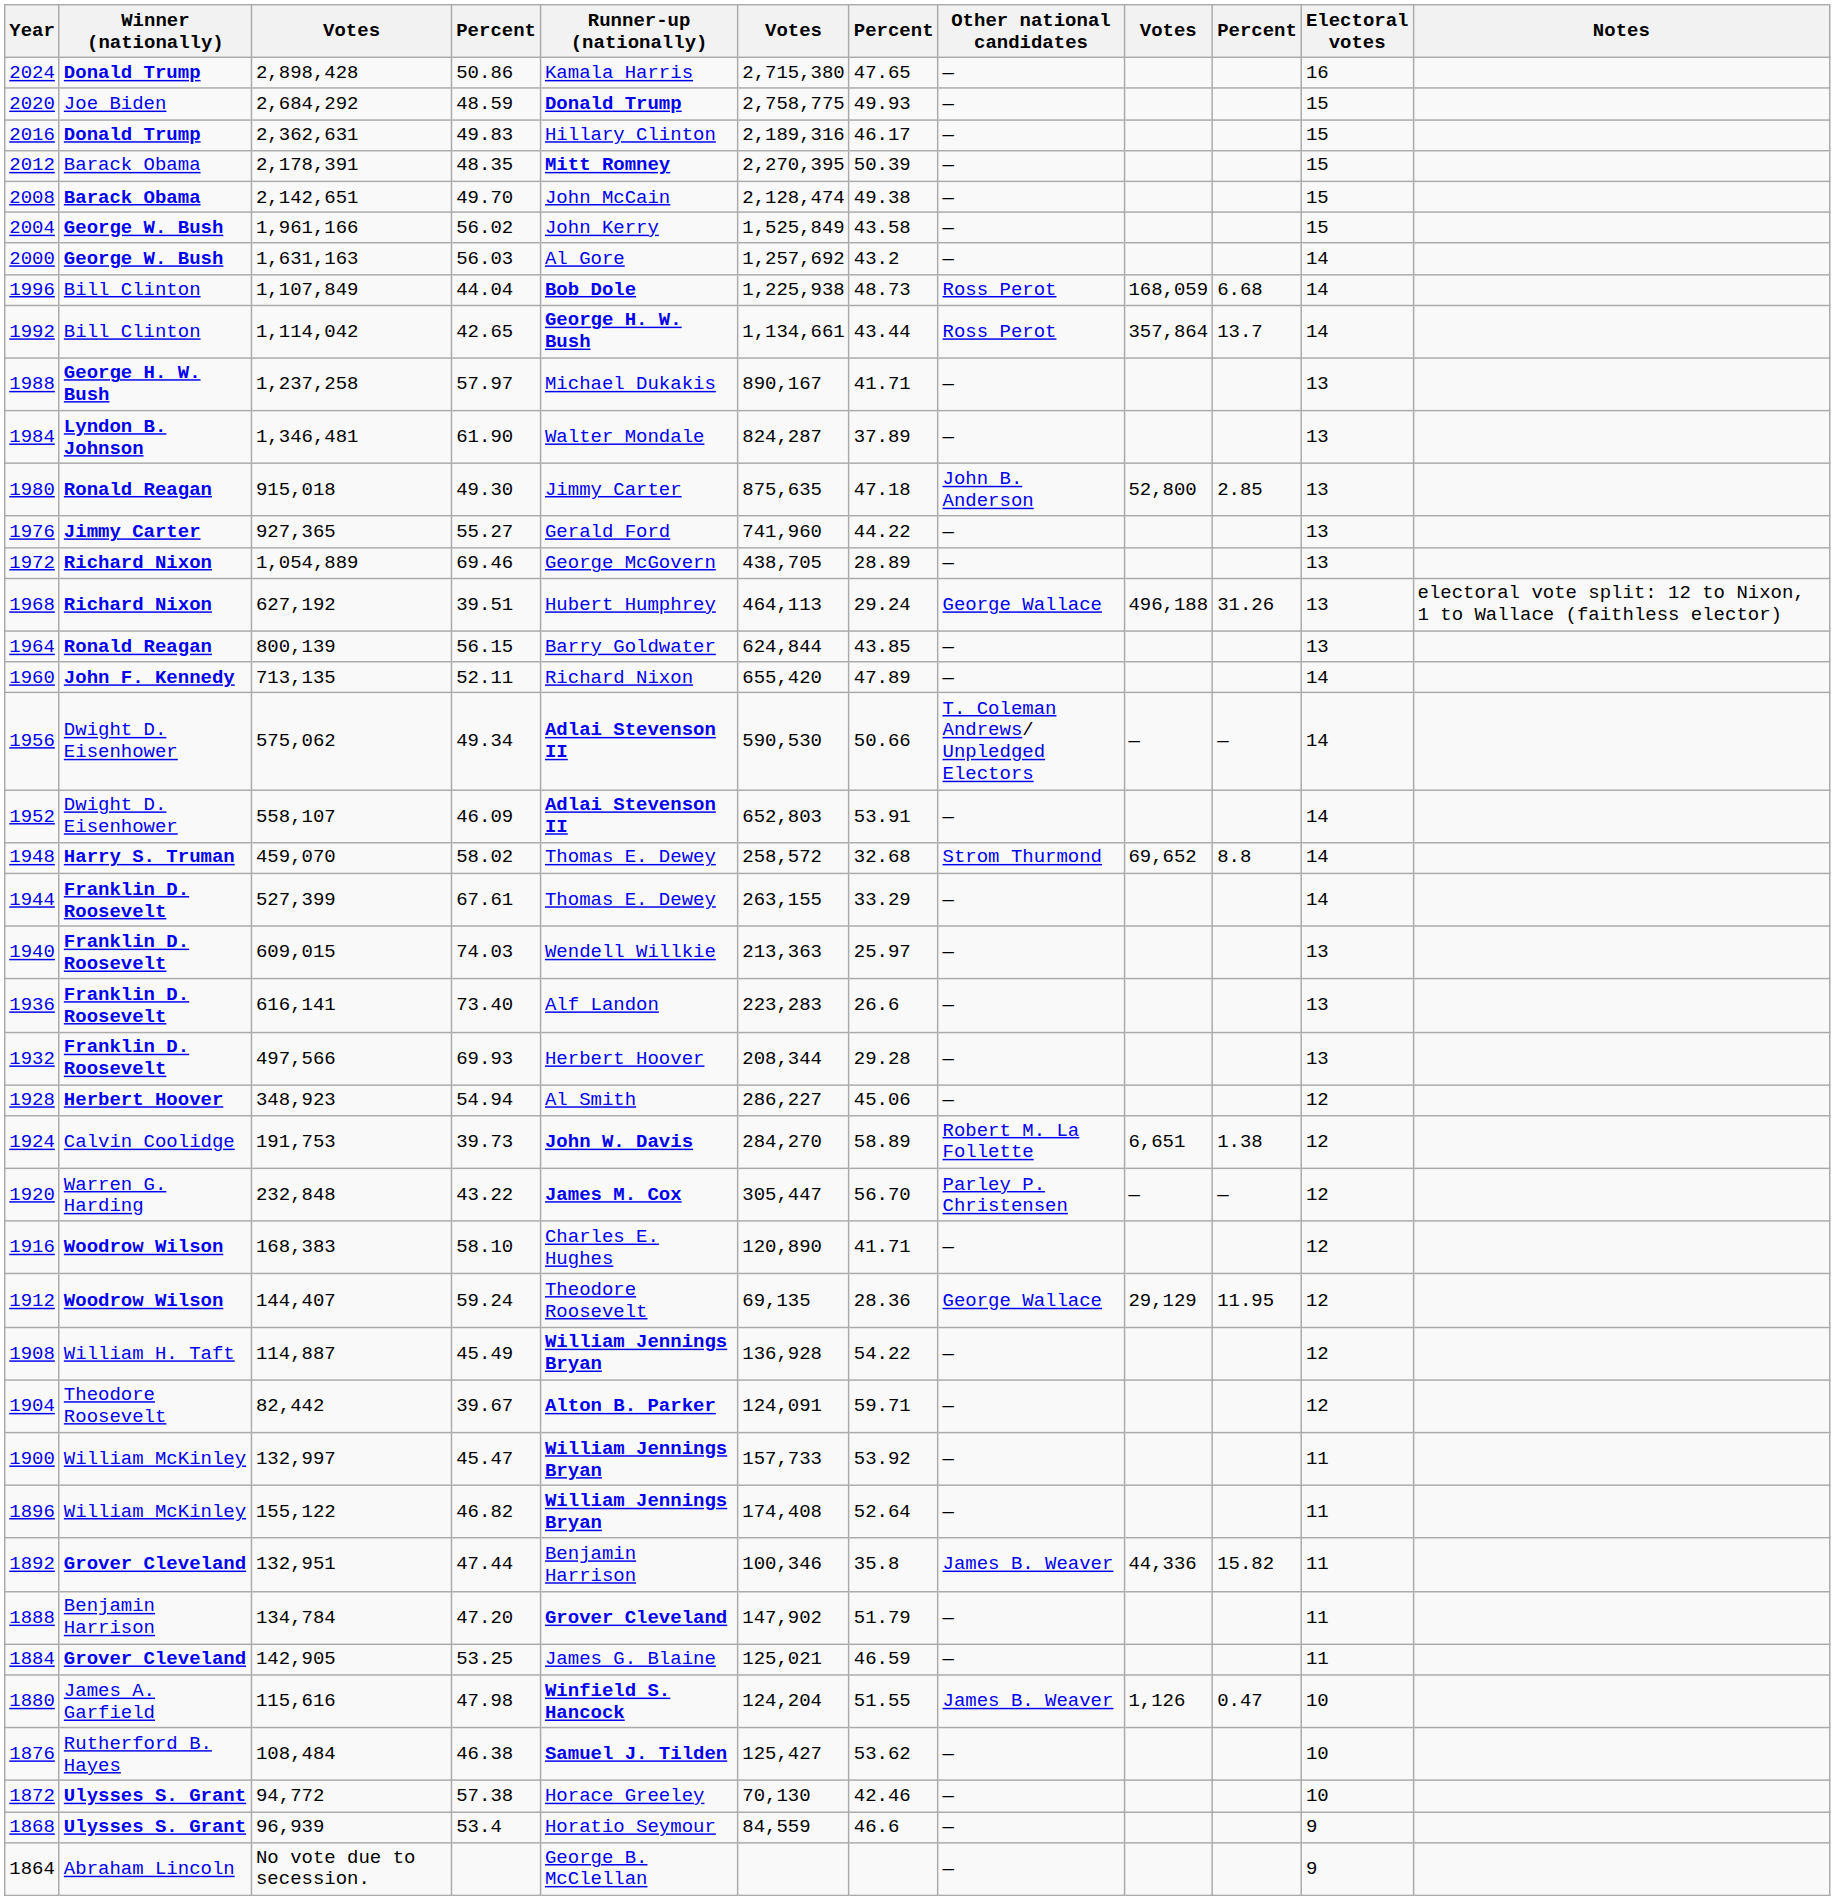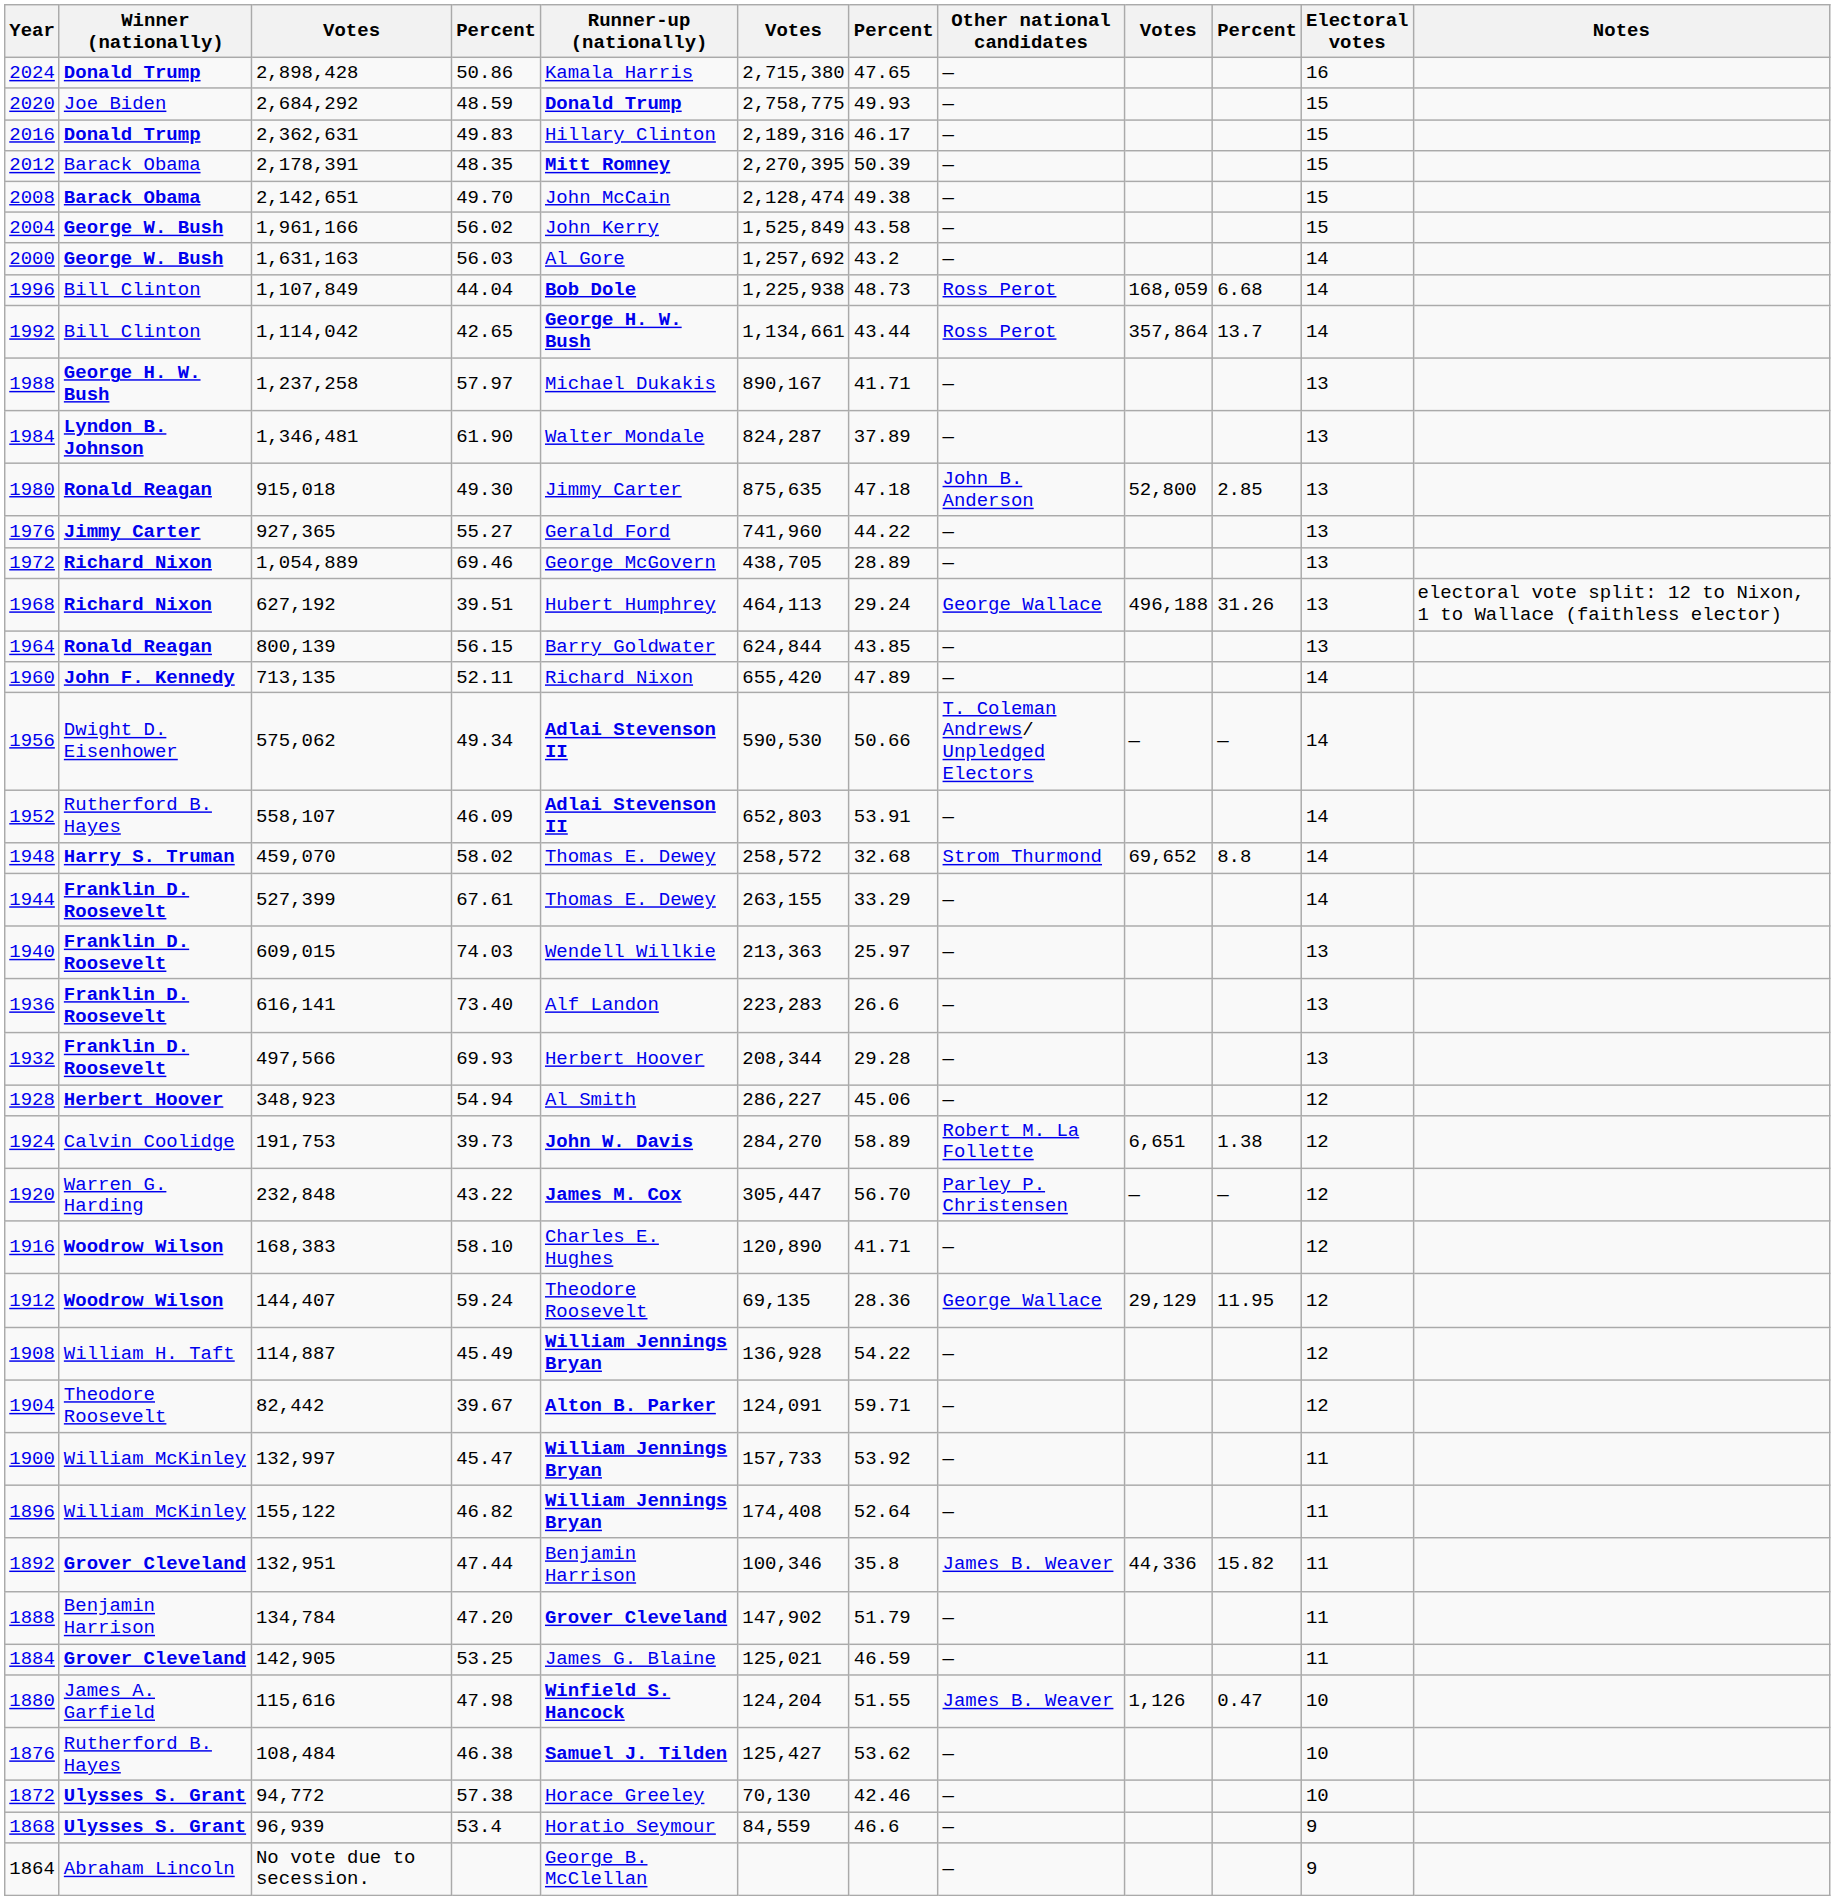(121, 816) Dwight D. Eisenhower -> (138, 816) Rutherford B. Hayes
